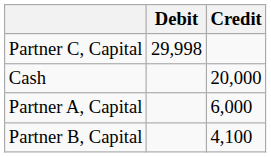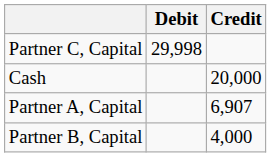(231, 107) 6,000 -> (231, 107) 6,907
(231, 136) 4,100 -> (231, 136) 4,000
